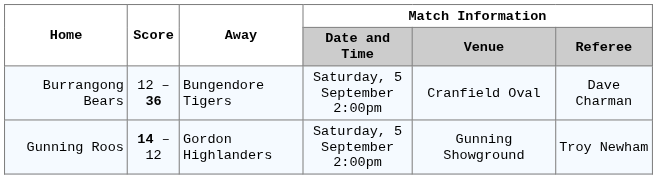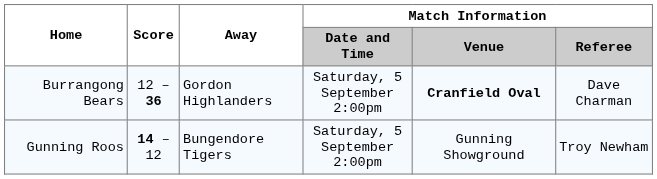(224, 93) Bungendore Tigers -> (228, 93) Gordon Highlanders
(484, 93) normal -> (484, 93) bold
(228, 147) Gordon Highlanders -> (224, 147) Bungendore Tigers
